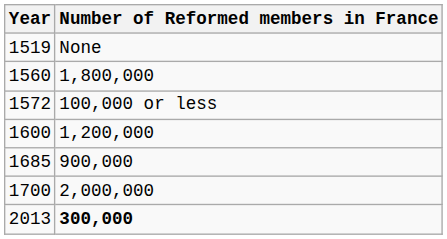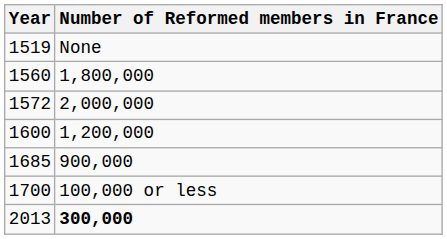(138, 105) 100,000 or less -> (107, 105) 2,000,000
(107, 191) 2,000,000 -> (138, 191) 100,000 or less
